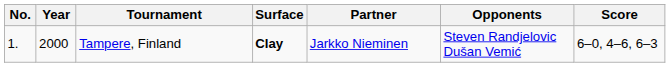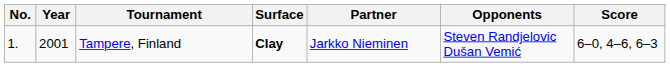(54, 43) 2000 -> (54, 43) 2001
